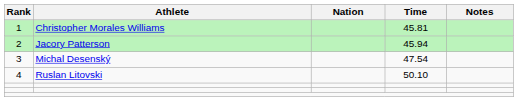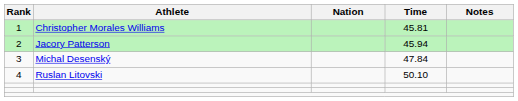(416, 59) 47.54 -> (416, 59) 47.84
